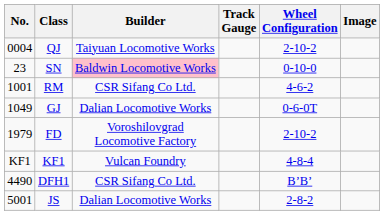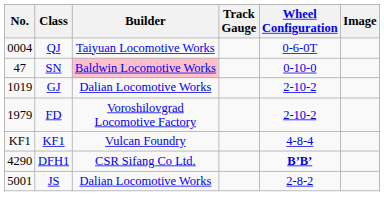(300, 48) 2-10-2 -> (300, 48) 0-6-0T
(20, 68) 23 -> (20, 68) 47
- row: (54, 87)
(20, 107) 1049 -> (20, 87) 1019
(300, 107) 0-6-0T -> (300, 87) 2-10-2
(20, 181) 4490 -> (20, 161) 4290
(300, 181) normal -> (300, 161) bold
